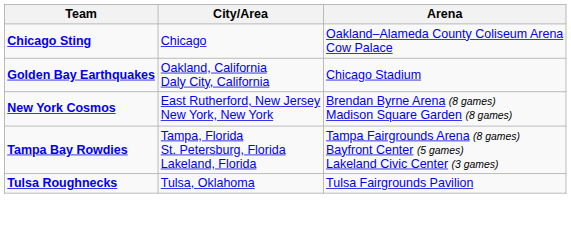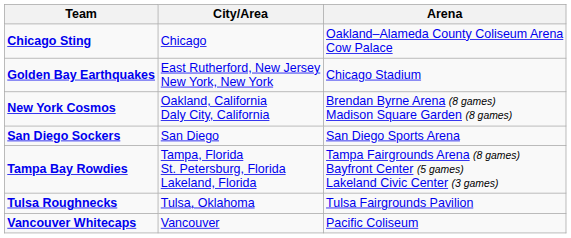(215, 75) Oakland, California Daly City, California -> (241, 75) East Rutherford, New Jersey New York, New York
(241, 108) East Rutherford, New Jersey New York, New York -> (215, 108) Oakland, California Daly City, California
+ row: (64, 135)
+ row: (72, 223)
